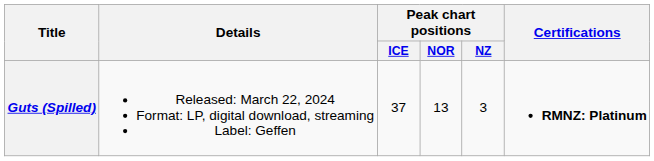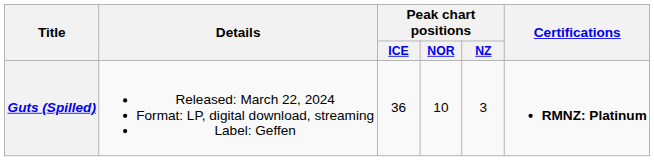(398, 108) 37 -> (398, 108) 36
(441, 108) 13 -> (441, 108) 10
